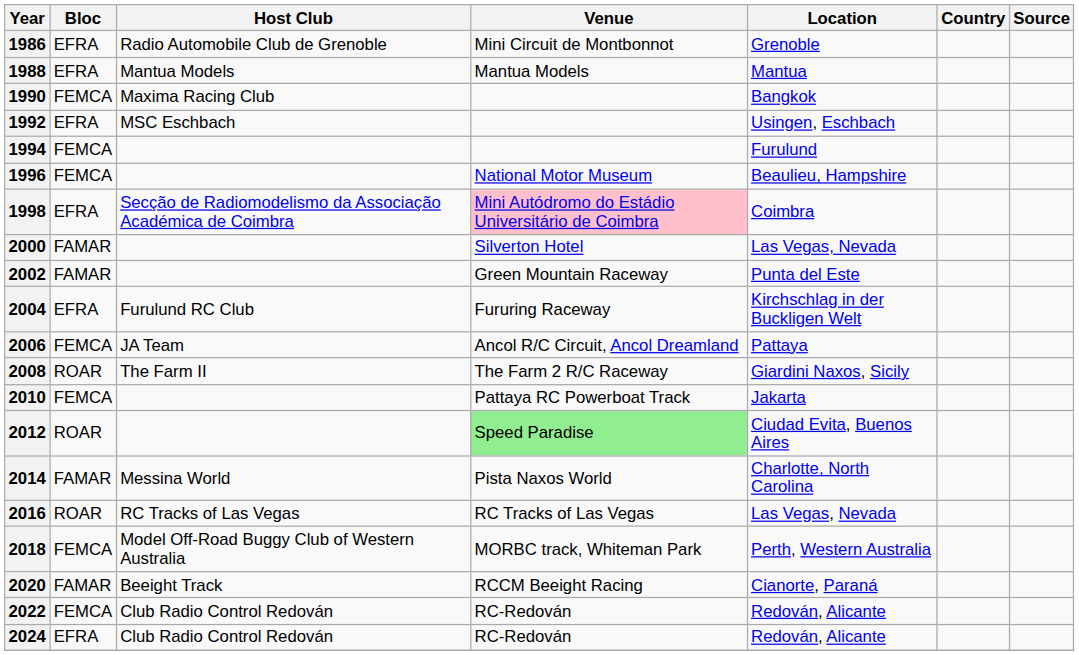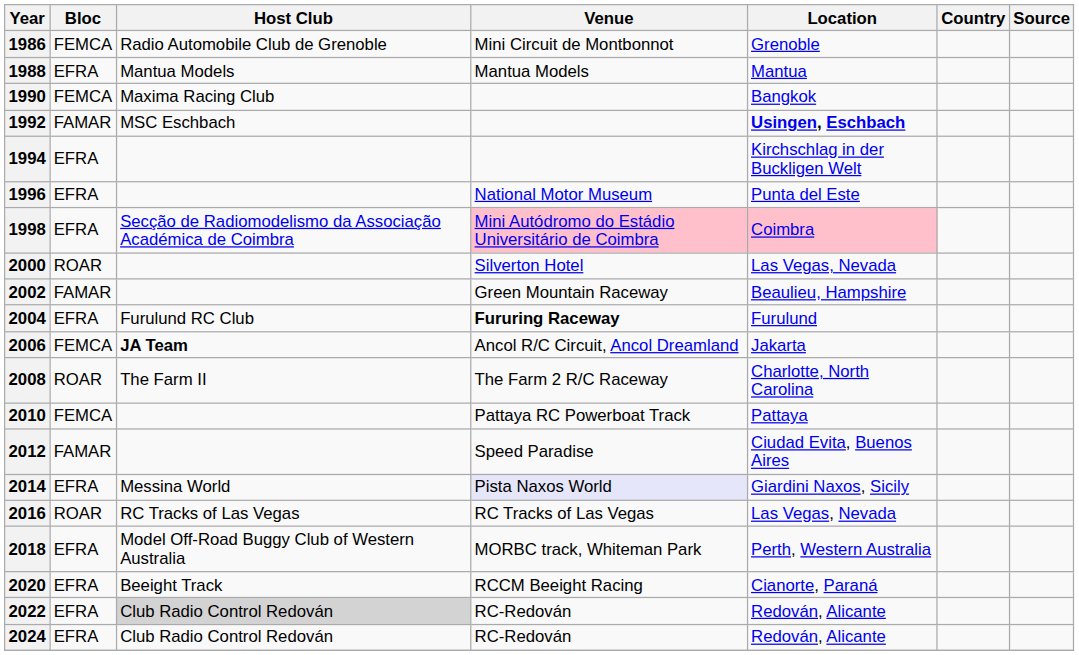(76, 44) EFRA -> (83, 44) FEMCA
(76, 123) EFRA -> (82, 123) FAMAR
(823, 123) normal -> (828, 123) bold
(83, 149) FEMCA -> (76, 158) EFRA
(784, 149) Furulund -> (818, 158) Kirchschlag in der Buckligen Welt
(83, 176) FEMCA -> (76, 194) EFRA
(829, 176) Beaulieu, Hampshire -> (805, 194) Punta del Este
(783, 211) no background -> (783, 230) pink background
(82, 247) FAMAR -> (78, 265) ROAR
(805, 273) Punta del Este -> (829, 292) Beaulieu, Hampshire
(542, 309) normal -> (547, 318) bold
(818, 309) Kirchschlag in der Buckligen Welt -> (784, 318) Furulund
(152, 344) normal -> (154, 344) bold
(779, 344) Pattaya -> (778, 344) Jakarta
(830, 371) Giardini Naxos, Sicily -> (810, 380) Charlotte, North Carolina
(778, 397) Jakarta -> (779, 416) Pattaya
(78, 433) ROAR -> (82, 451) FAMAR
(534, 433) lightgreen background -> (534, 451) no background
(82, 477) FAMAR -> (76, 487) EFRA
(543, 477) no background -> (543, 487) lavender background
(810, 477) Charlotte, North Carolina -> (830, 487) Giardini Naxos, Sicily
(83, 549) FEMCA -> (76, 549) EFRA
(82, 584) FAMAR -> (76, 584) EFRA
(83, 611) FEMCA -> (76, 611) EFRA
(227, 611) no background -> (227, 611) lightgrey background
